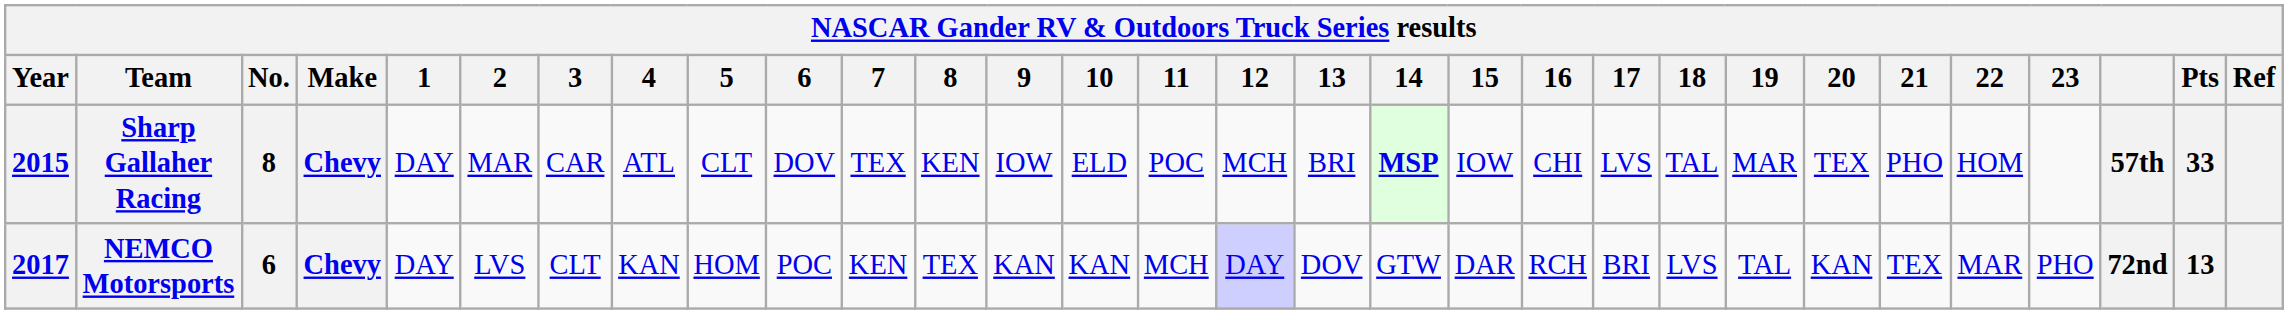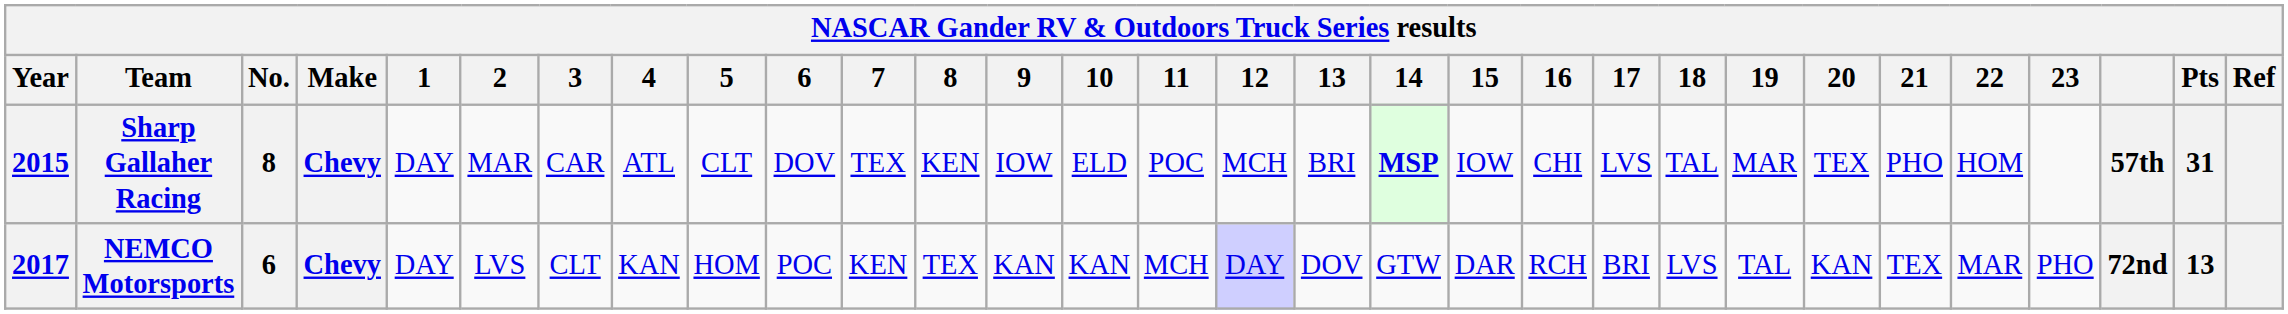(2200, 163) 33 -> (2200, 163) 31
